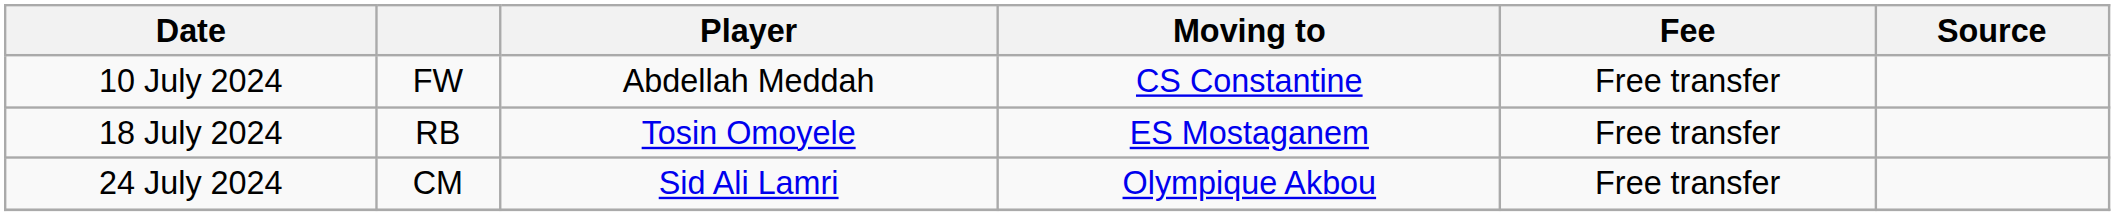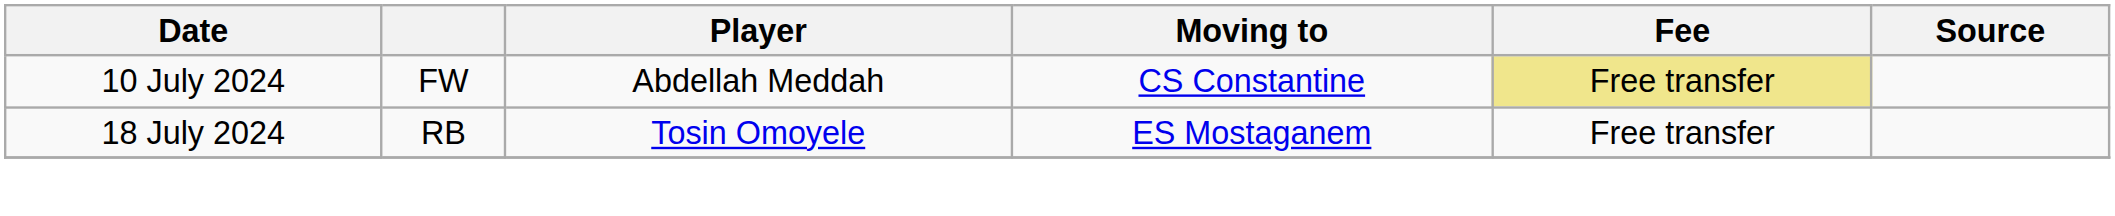(1688, 81) no background -> (1682, 81) khaki background
- row: (191, 183)
